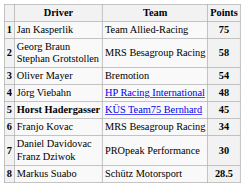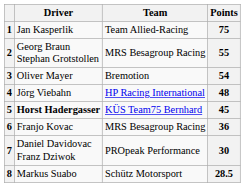(224, 53) 58 -> (224, 53) 55
(224, 127) 34 -> (224, 127) 36
